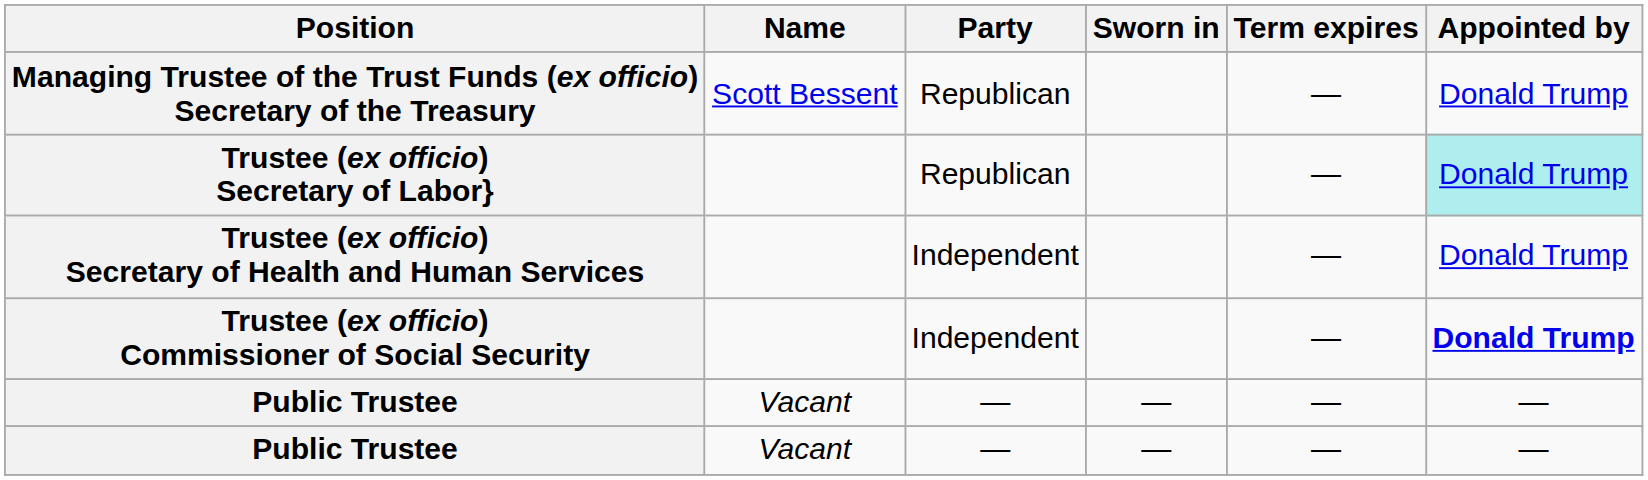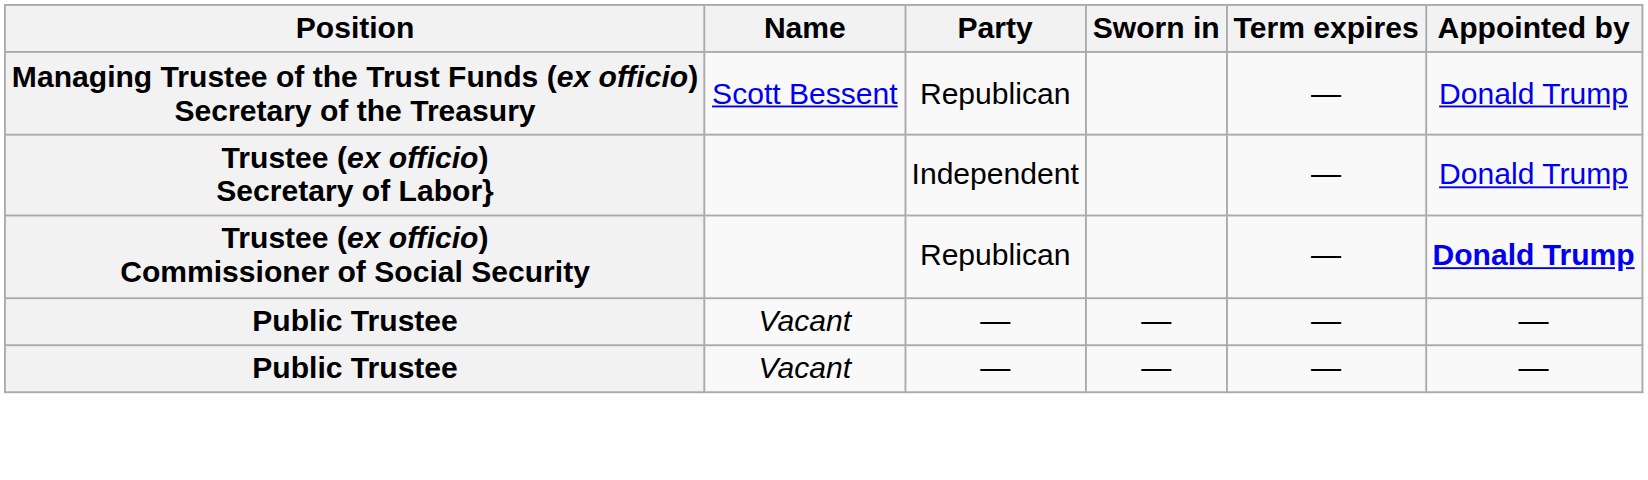(995, 174) Republican -> (995, 174) Independent
(1534, 174) paleturquoise background -> (1534, 174) no background
- row: (355, 256)
(995, 337) Independent -> (995, 256) Republican
